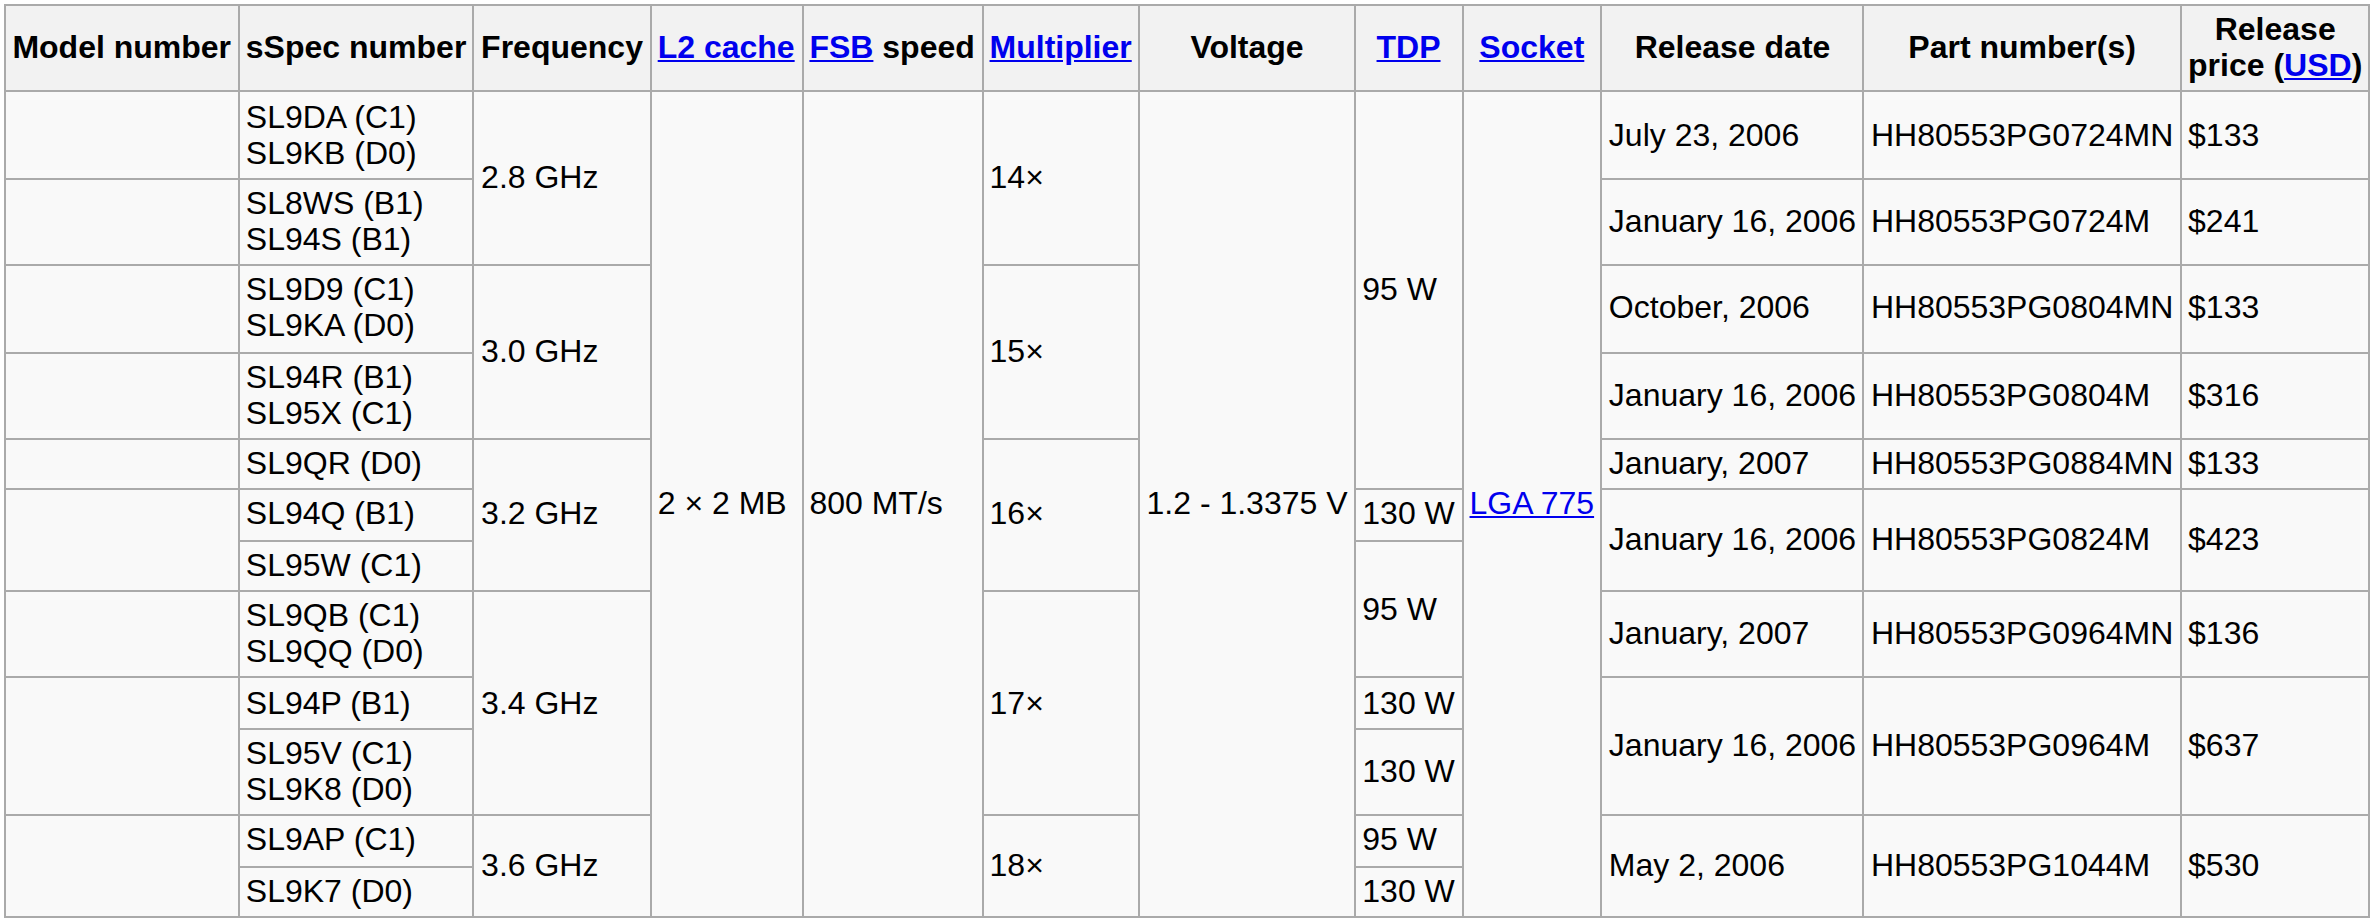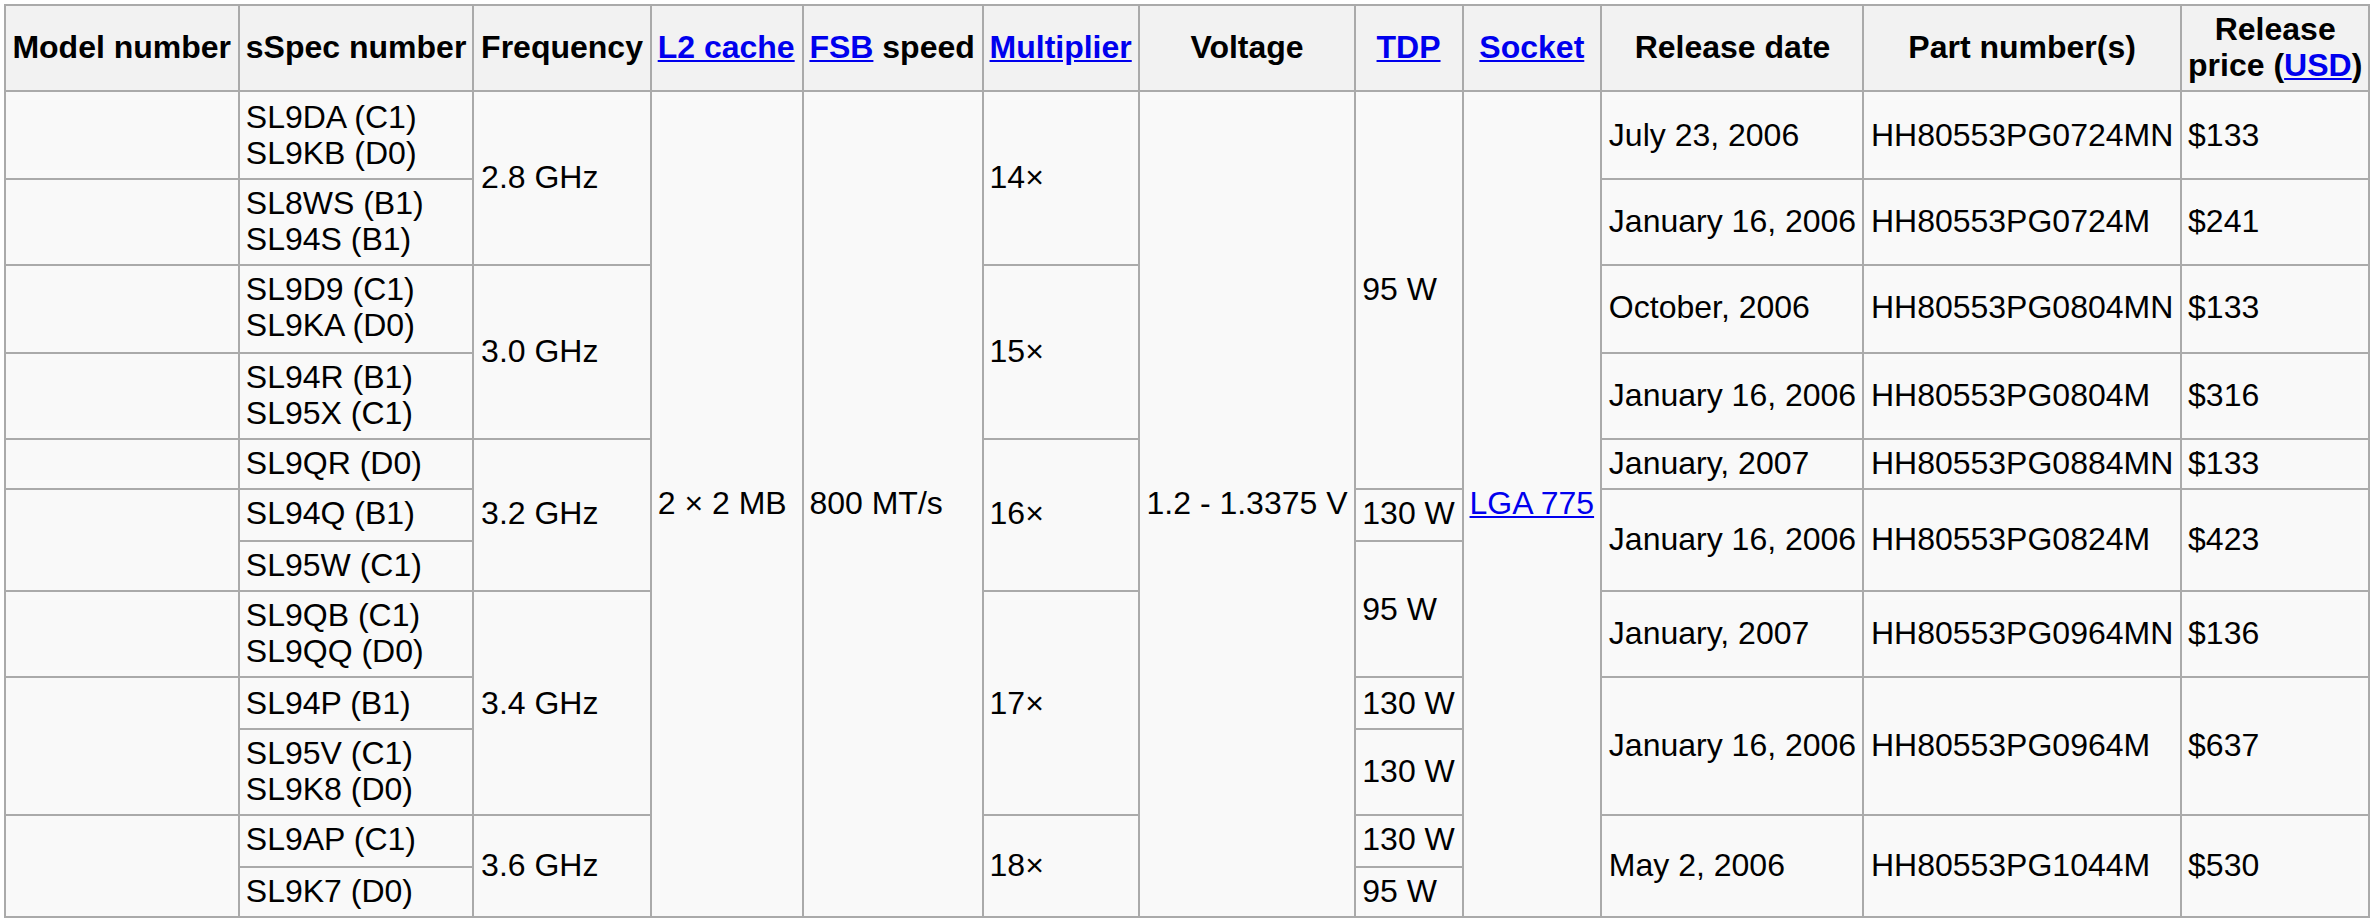(1400, 840) 95 W -> (1409, 840) 130 W
(1409, 890) 130 W -> (1400, 890) 95 W
